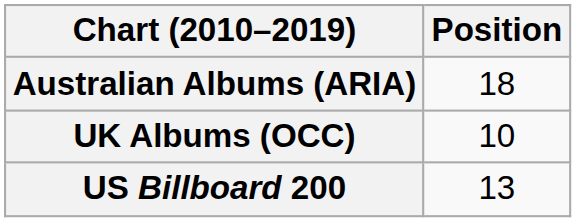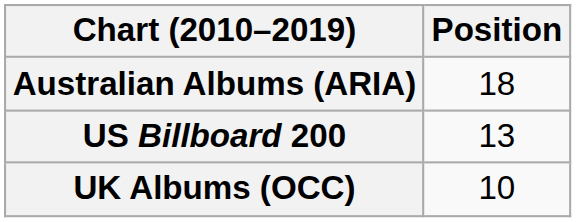rows swapped: (214, 135) <-> (214, 188)
